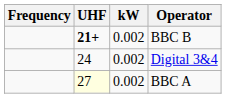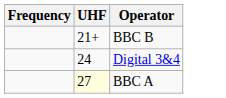- column: (129, 15)
(88, 37) bold -> (88, 37) normal
